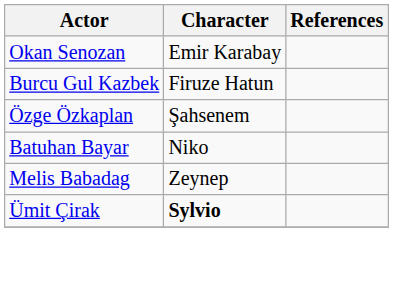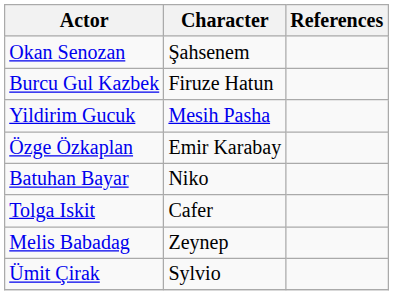(225, 52) Emir Karabay -> (209, 52) Şahsenem
+ row: (72, 115)
(209, 115) Şahsenem -> (225, 147) Emir Karabay
+ row: (52, 210)
(195, 210) bold -> (195, 274) normal
